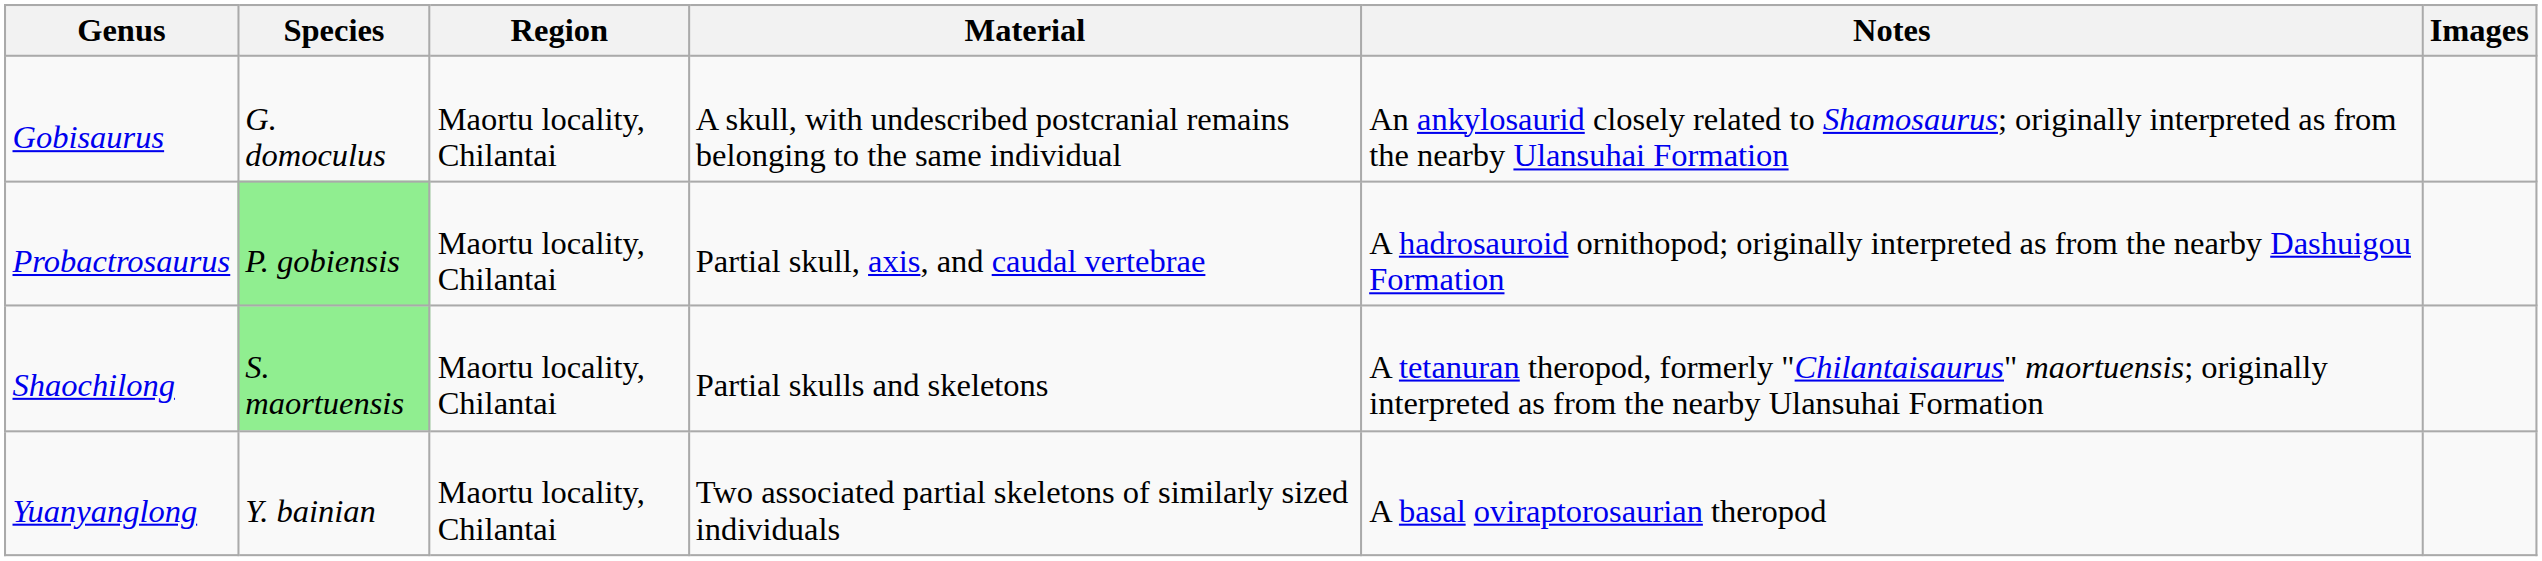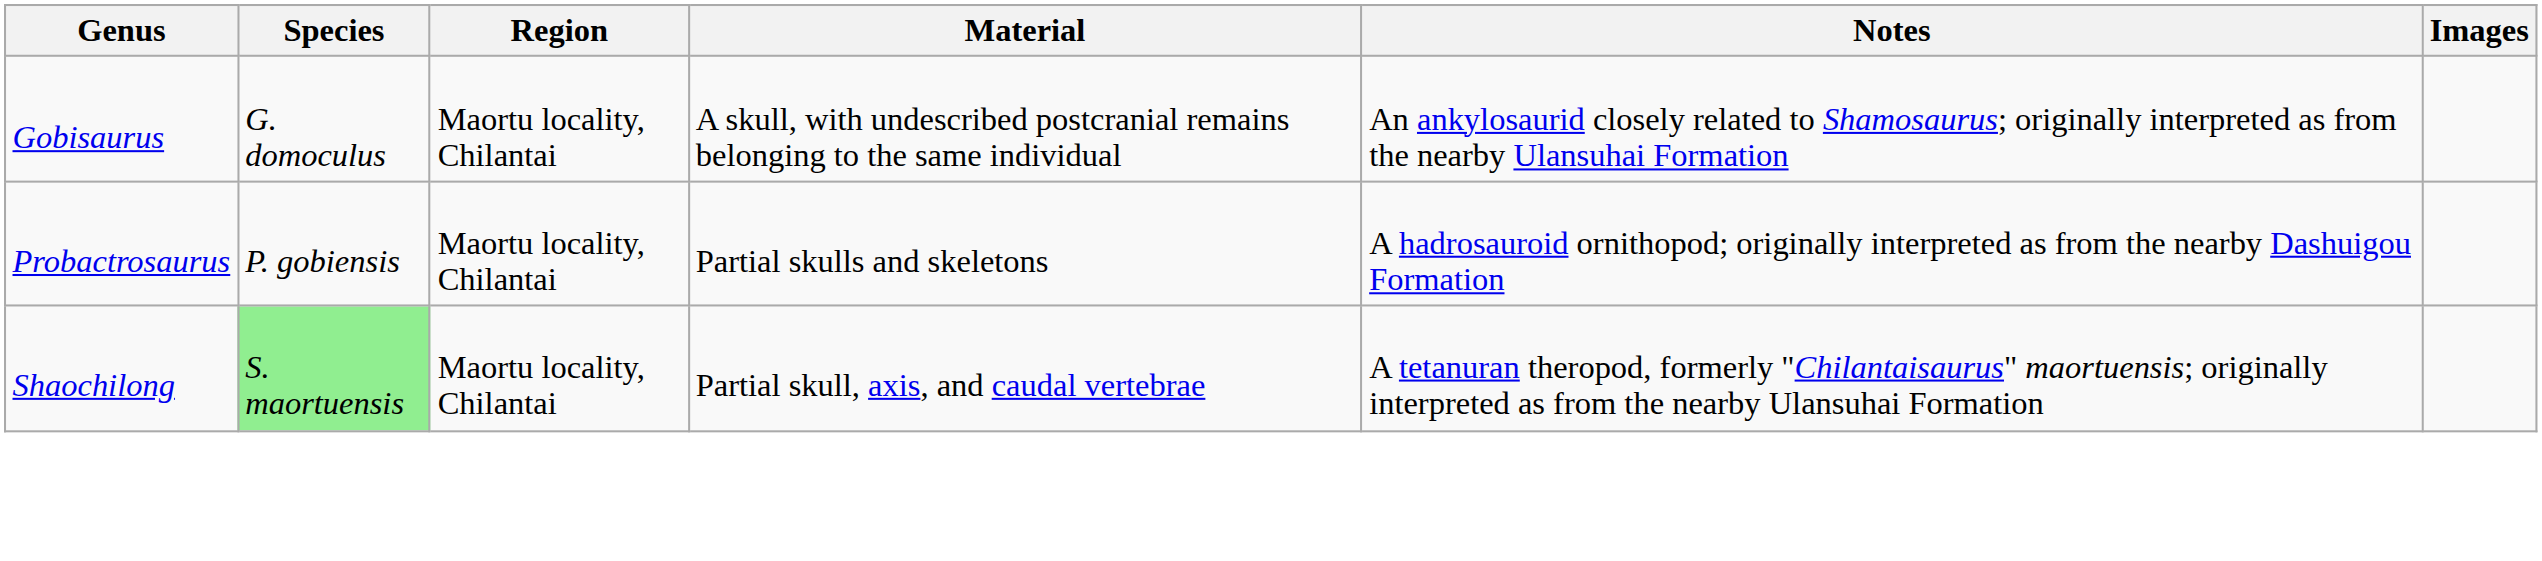(323, 261) lightgreen background -> (323, 261) no background
(951, 261) Partial skull, axis, and caudal vertebrae -> (872, 261) Partial skulls and skeletons
(872, 385) Partial skulls and skeletons -> (951, 385) Partial skull, axis, and caudal vertebrae
- row: (105, 510)
